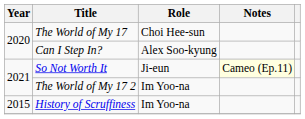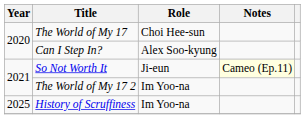(19, 104) 2015 -> (19, 104) 2025
